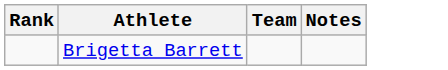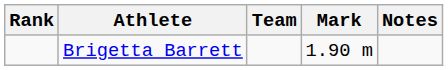+ column: (339, 20)
